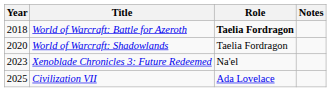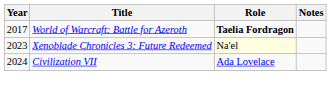(17, 29) 2018 -> (17, 29) 2017
- row: (100, 45)
(227, 62) no background -> (227, 45) lightyellow background
(17, 78) 2025 -> (17, 62) 2024
